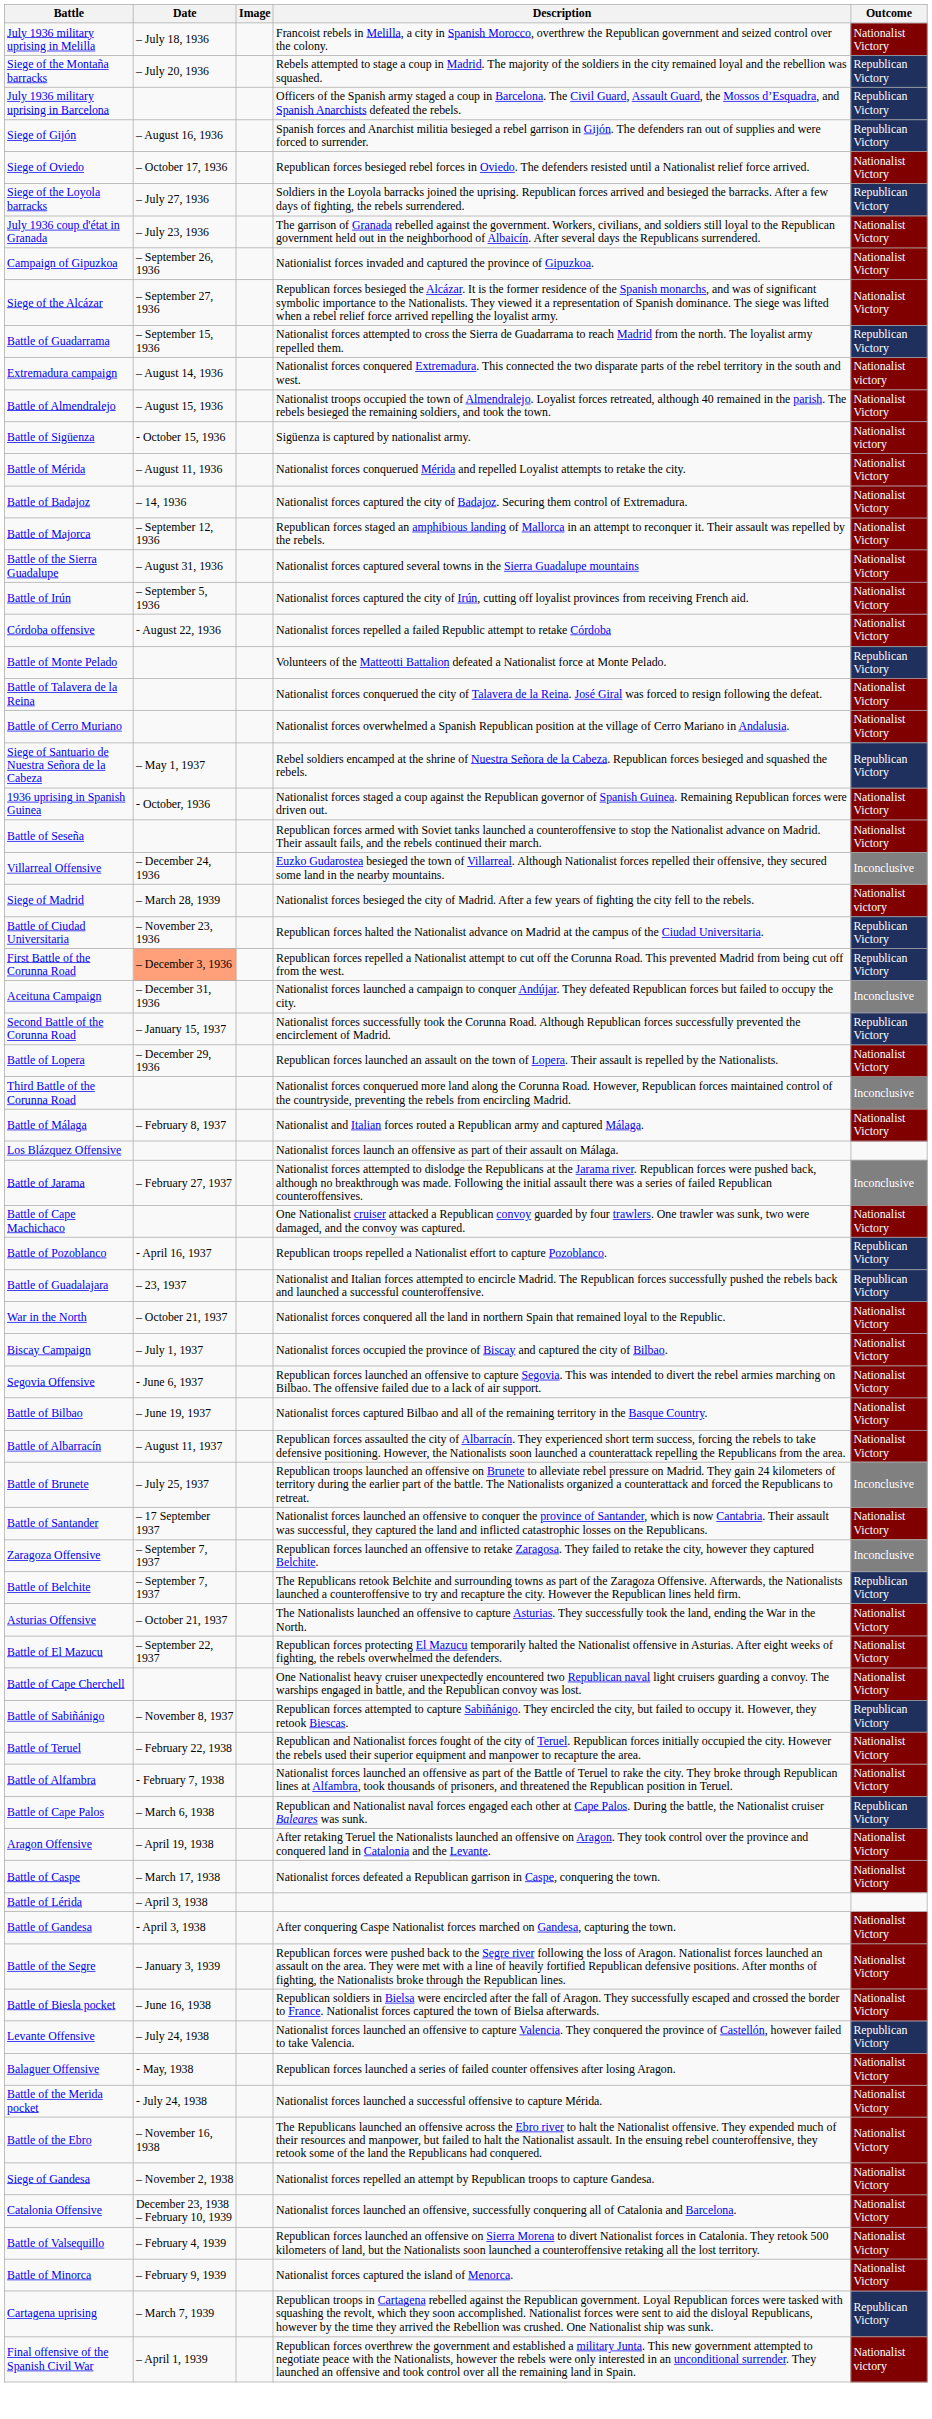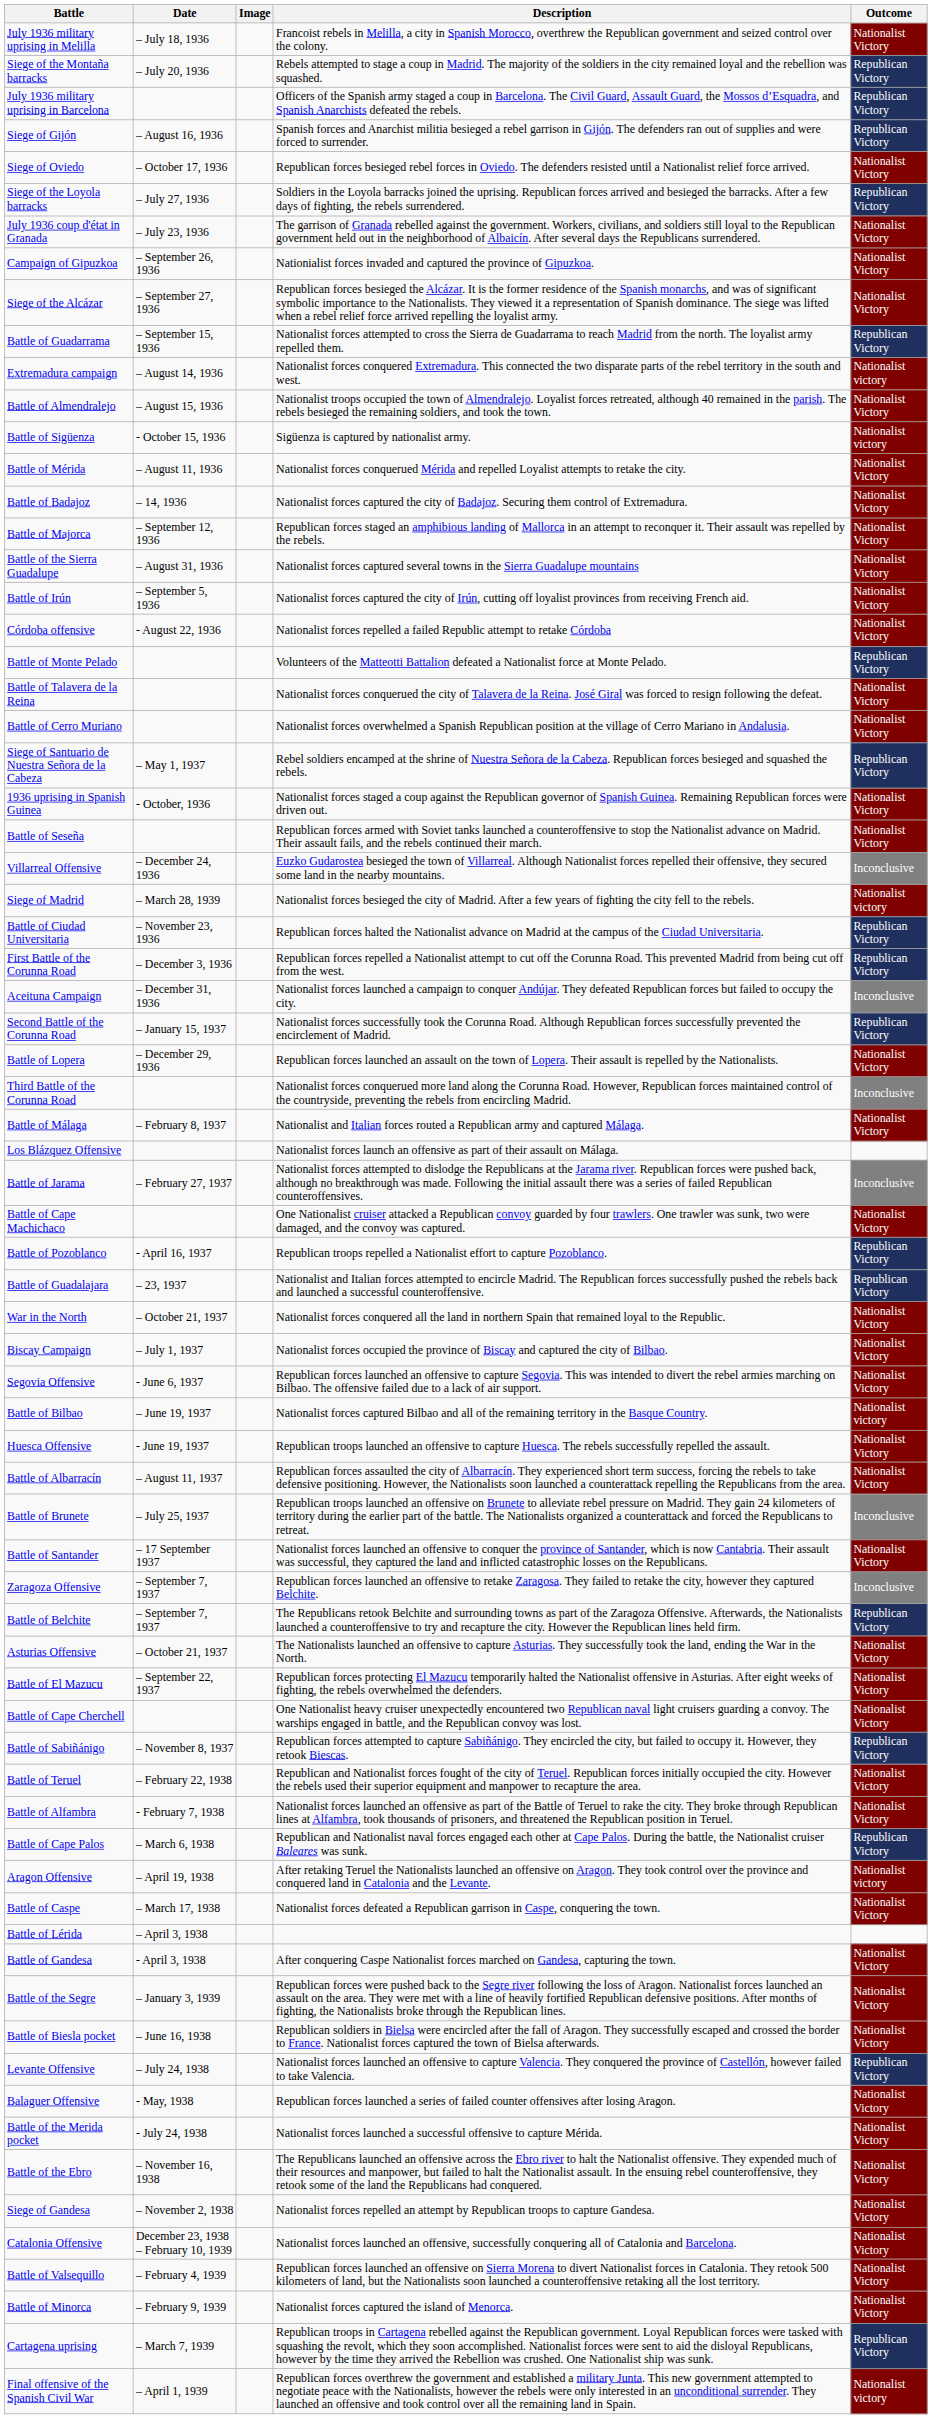(184, 964) lightsalmon background -> (184, 964) no background
(879, 1414) Nationalist Victory -> (879, 1414) Nationalist victory
+ row: (49, 1446)
(879, 1844) Nationalist Victory -> (879, 1876) Nationalist victory
